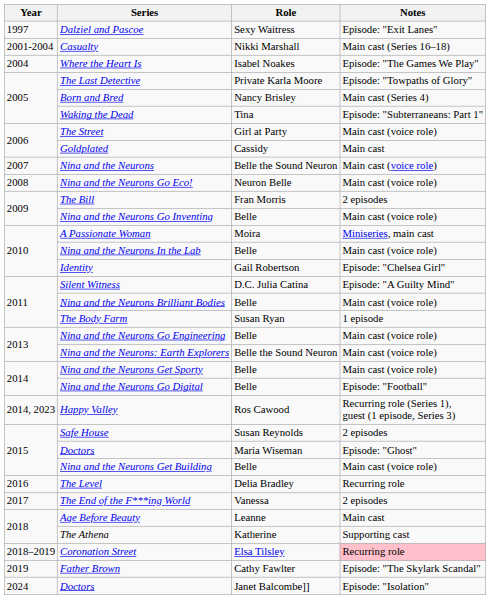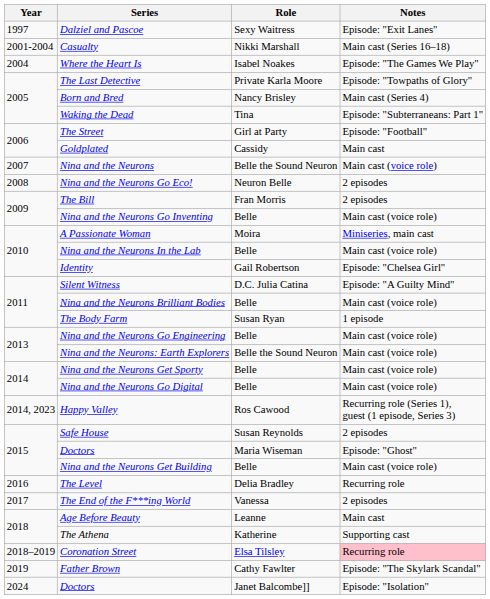(390, 132) Main cast (voice role) -> (385, 132) Episode: "Football"
(390, 183) Main cast (voice role) -> (365, 183) 2 episodes
(385, 387) Episode: "Football" -> (390, 387) Main cast (voice role)
